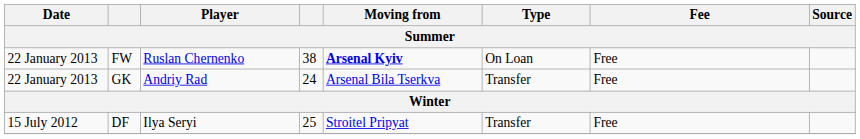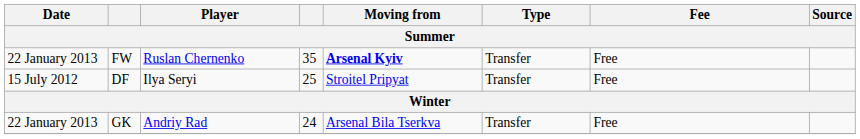(309, 58) 38 -> (309, 58) 35
(509, 58) On Loan -> (508, 58) Transfer
rows swapped: (120, 123) <-> (121, 79)
